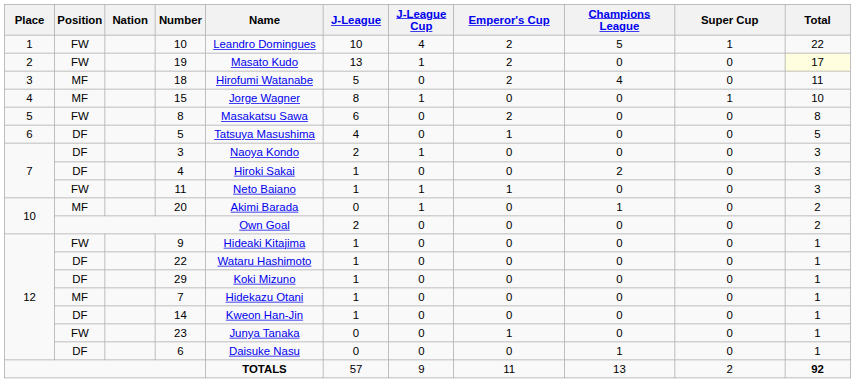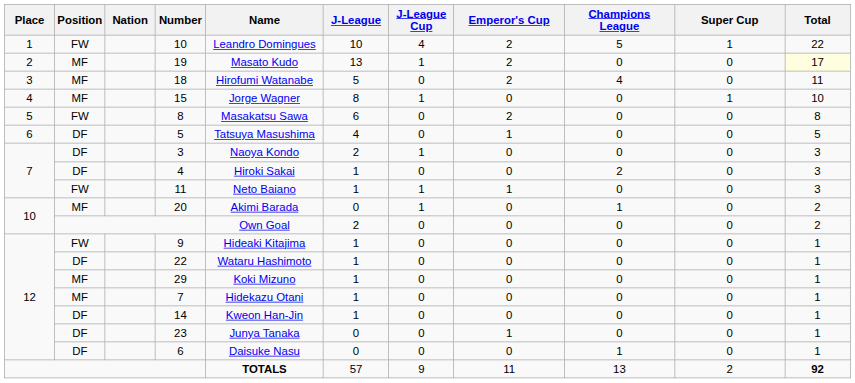(80, 62) FW -> (80, 62) MF
(80, 279) DF -> (80, 279) MF
(80, 333) FW -> (80, 333) DF
